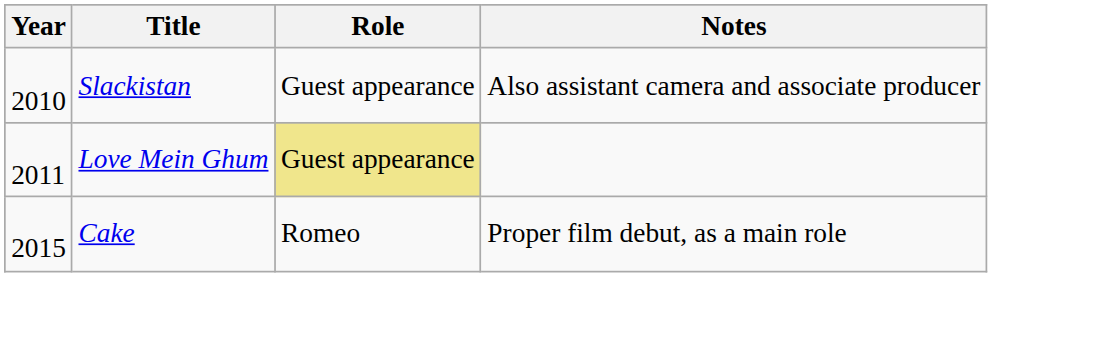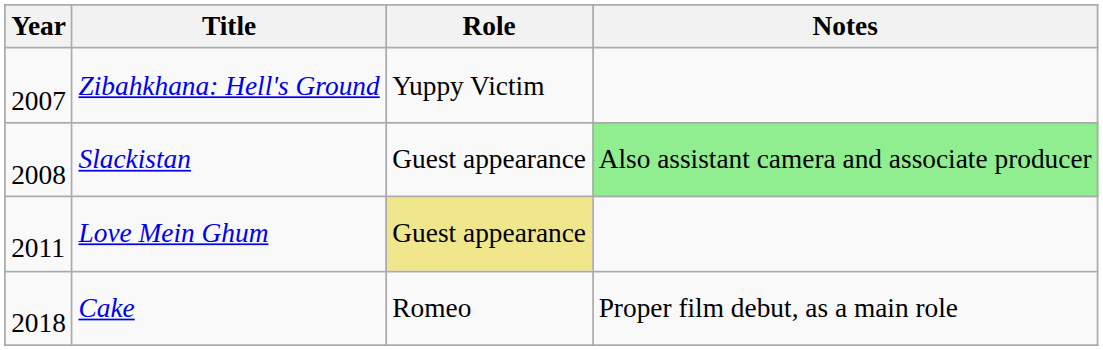+ row: (229, 84)
(39, 100) 2010 -> (39, 174) 2008
(734, 84) no background -> (845, 159) lightgreen background
(39, 248) 2015 -> (39, 322) 2018
